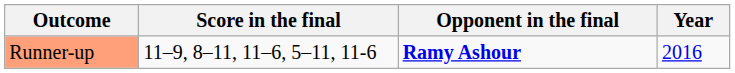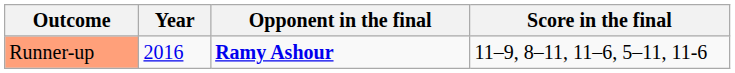columns swapped: (693, 20) <-> (268, 20)
